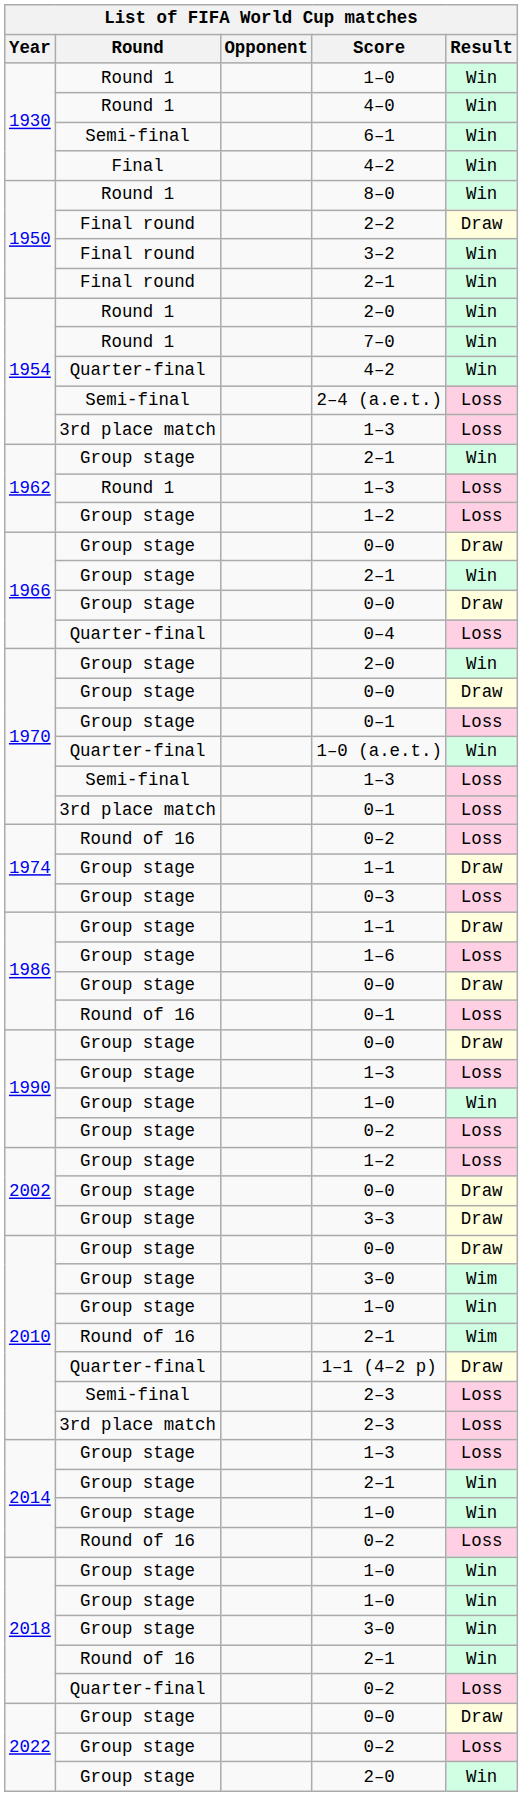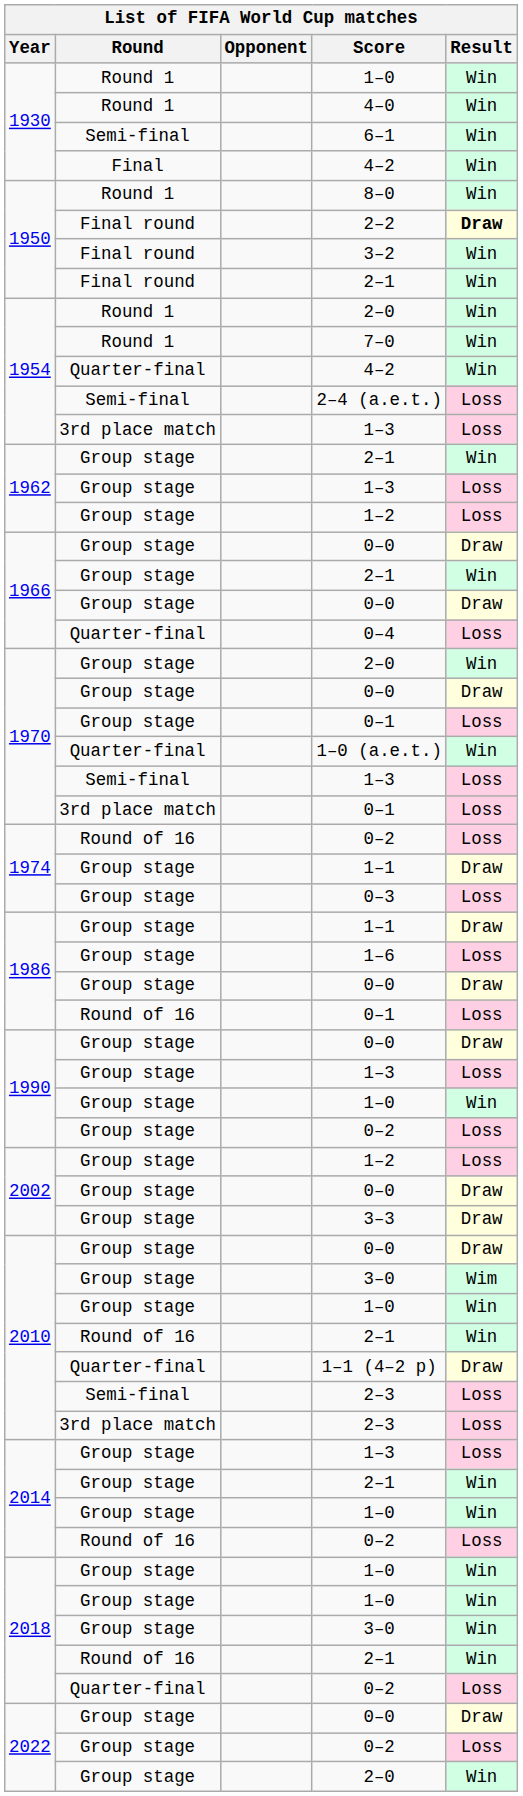(482, 224) normal -> (482, 224) bold
(138, 488) Round 1 -> (138, 488) Group stage
(482, 1337) Wim -> (482, 1337) Win
